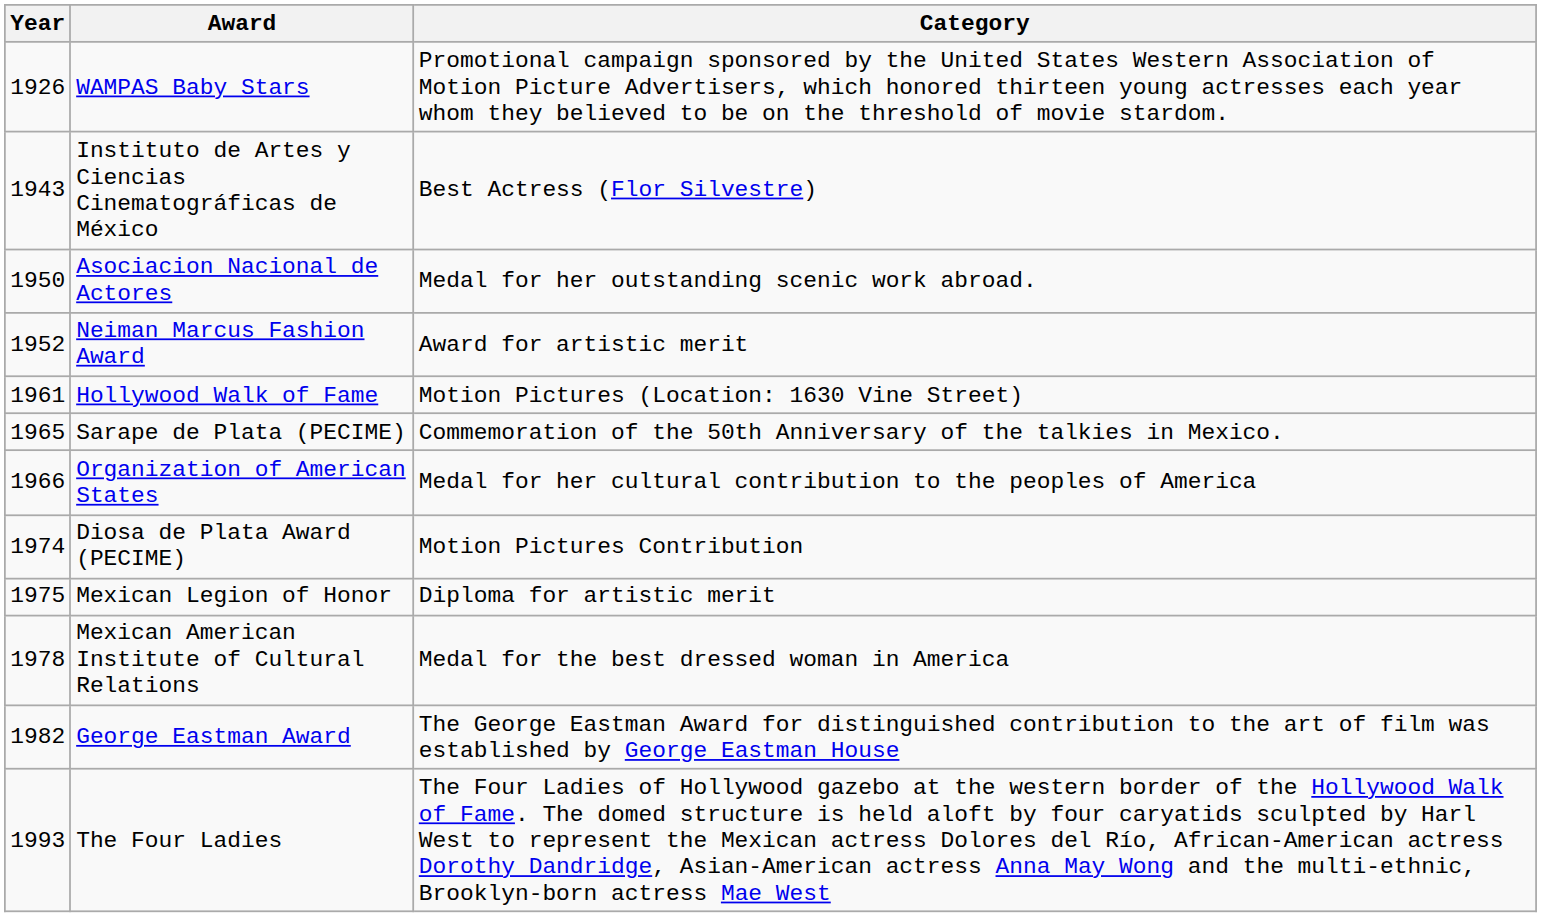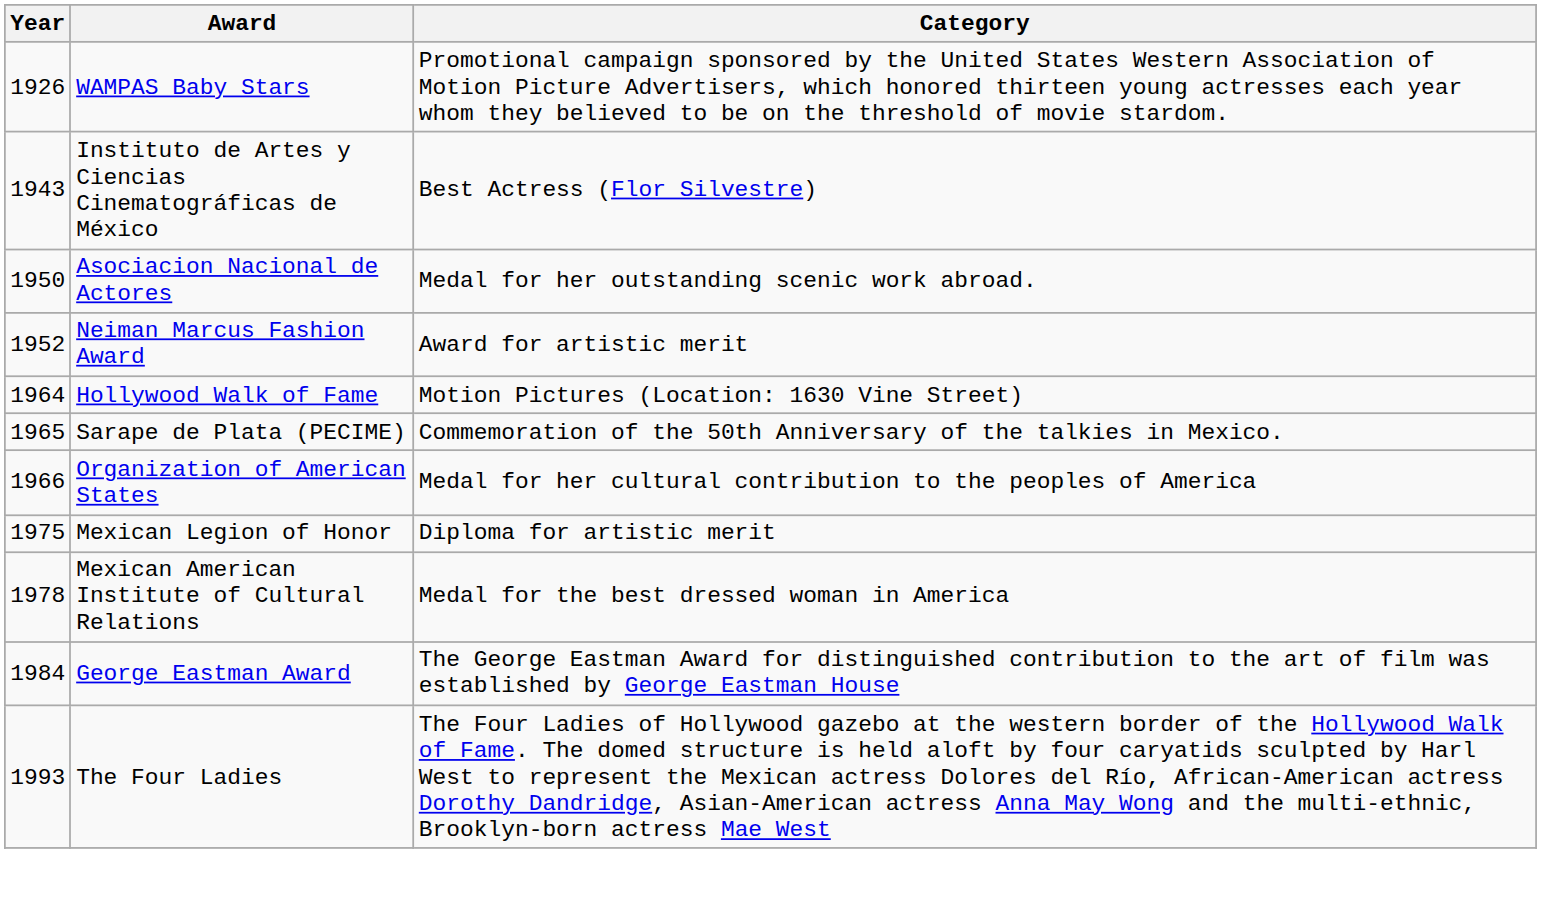(38, 395) 1961 -> (38, 395) 1964
- row: (213, 546)
(38, 737) 1982 -> (38, 674) 1984
